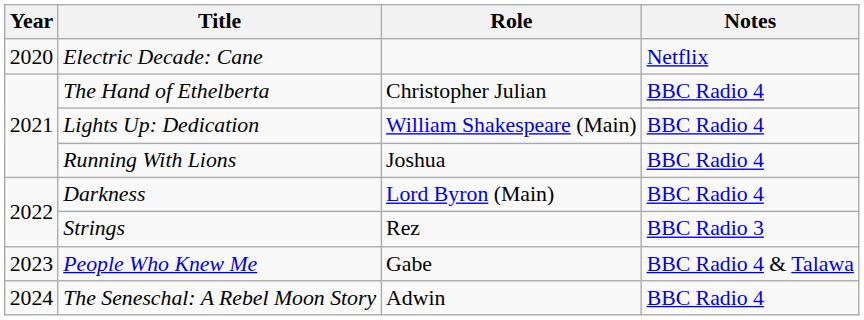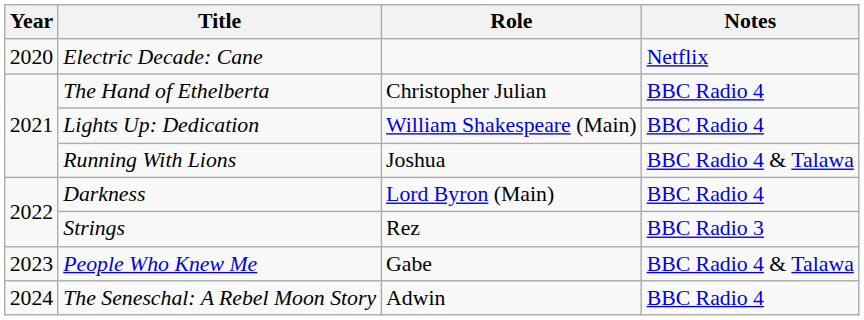(705, 159) BBC Radio 4 -> (750, 159) BBC Radio 4 & Talawa
